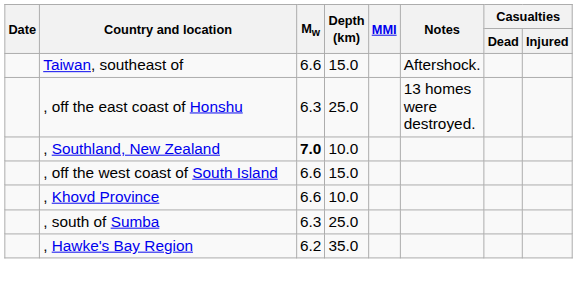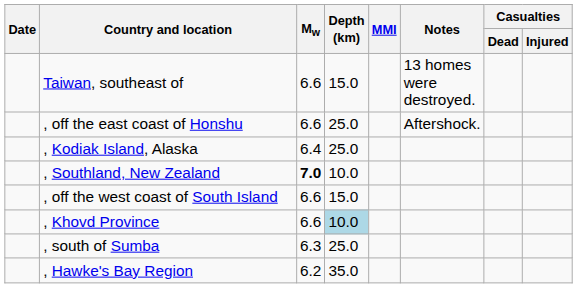(442, 65) Aftershock. -> (440, 82) 13 homes were destroyed.
(311, 107) 6.3 -> (311, 124) 6.6
(440, 107) 13 homes were destroyed. -> (442, 124) Aftershock.
+ row: (120, 148)
(343, 197) no background -> (343, 221) lightblue background
